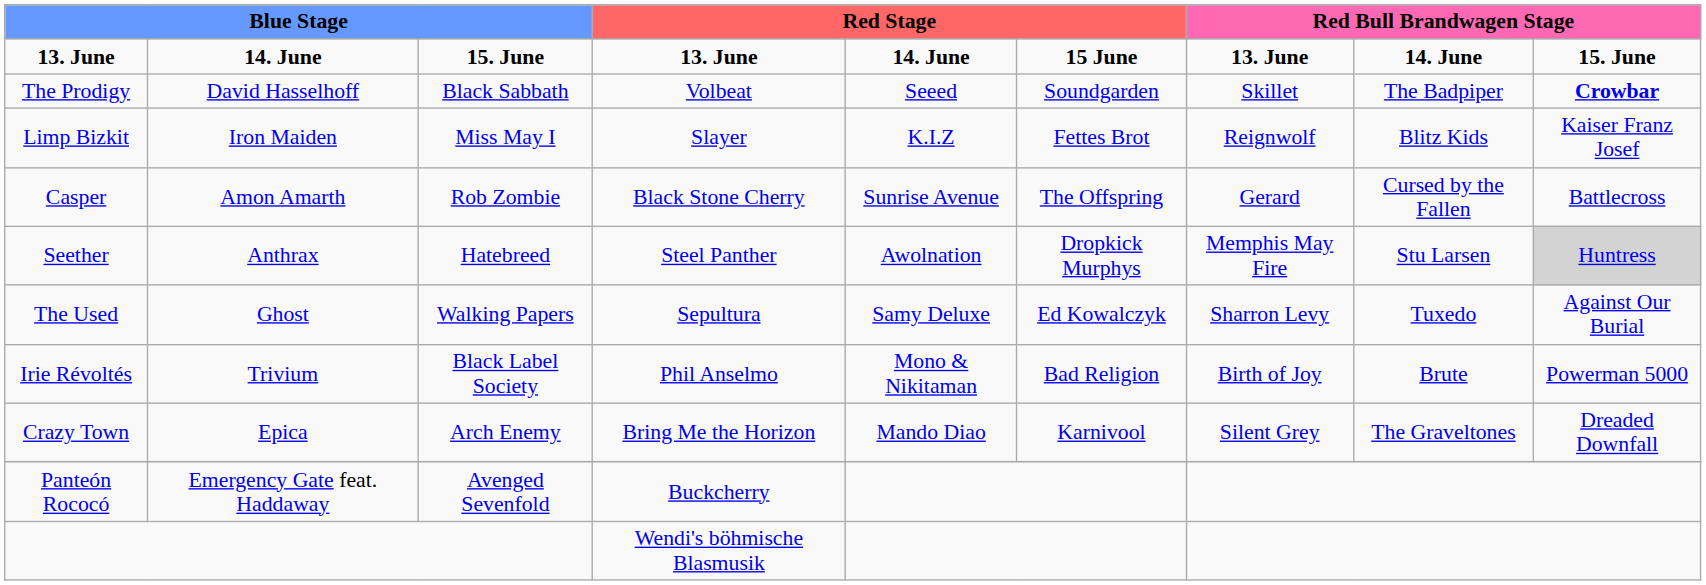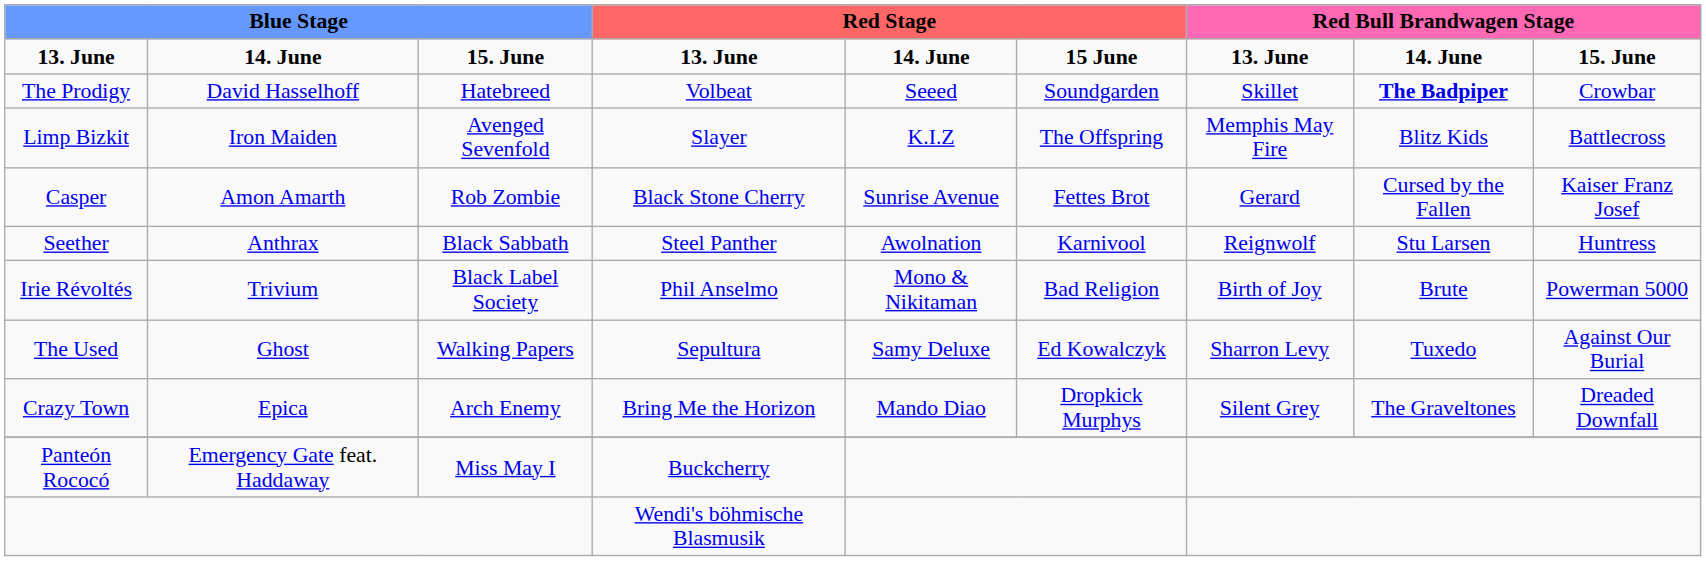(505, 90) Black Sabbath -> (505, 90) Hatebreed
(1443, 90) normal -> (1443, 90) bold
(1617, 90) bold -> (1617, 90) normal
(505, 137) Miss May I -> (505, 137) Avenged Sevenfold
(1101, 137) Fettes Brot -> (1101, 137) The Offspring
(1270, 137) Reignwolf -> (1270, 137) Memphis May Fire
(1617, 137) Kaiser Franz Josef -> (1617, 137) Battlecross
(1101, 196) The Offspring -> (1101, 196) Fettes Brot
(1617, 196) Battlecross -> (1617, 196) Kaiser Franz Josef
(505, 255) Hatebreed -> (505, 243) Black Sabbath
(1101, 255) Dropkick Murphys -> (1101, 243) Karnivool
(1270, 255) Memphis May Fire -> (1270, 243) Reignwolf
(1617, 255) lightgrey background -> (1617, 243) no background
rows swapped: (76, 373) <-> (76, 314)
(1101, 432) Karnivool -> (1101, 407) Dropkick Murphys
(505, 491) Avenged Sevenfold -> (505, 466) Miss May I
